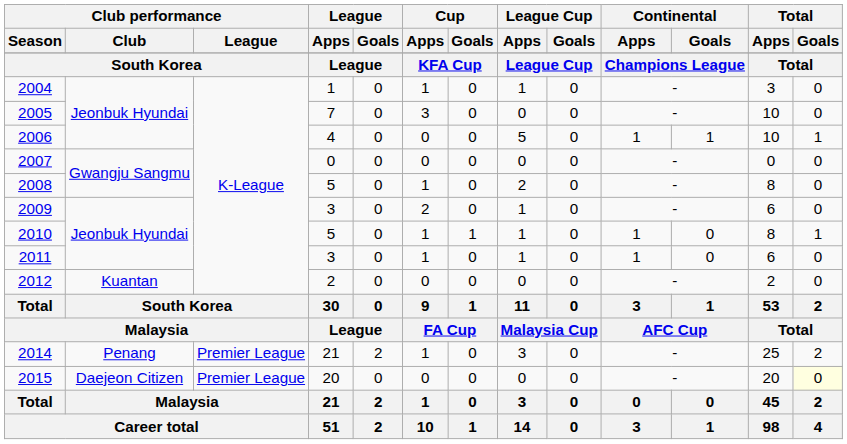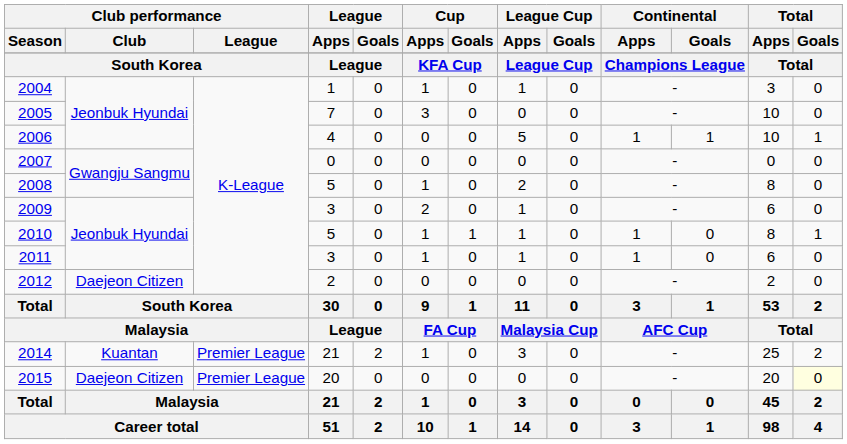(129, 281) Kuantan -> (129, 281) Daejeon Citizen
(129, 354) Penang -> (129, 354) Kuantan
